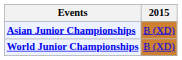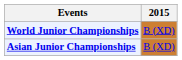rows swapped: (71, 30) <-> (73, 47)
